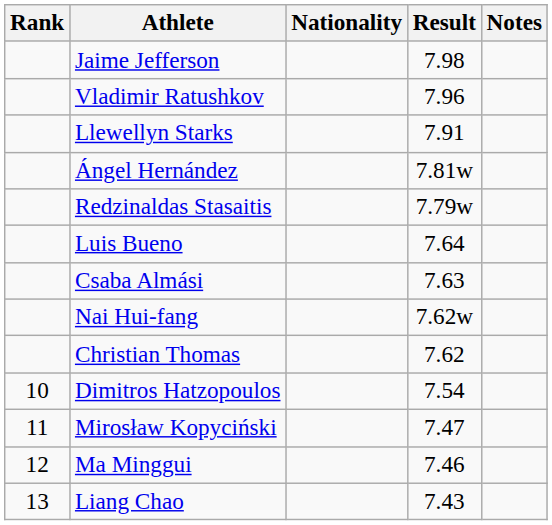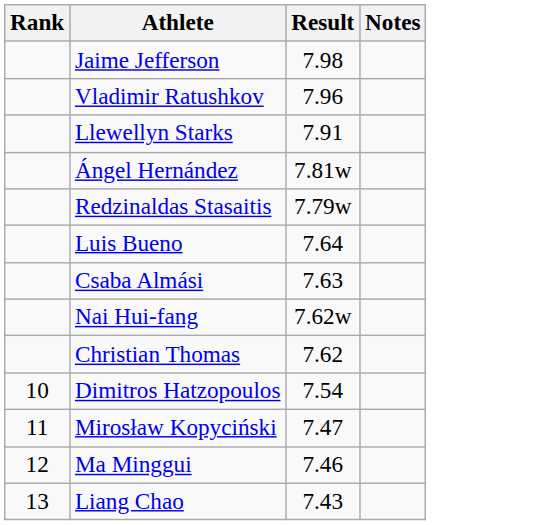- column: (347, 22)
